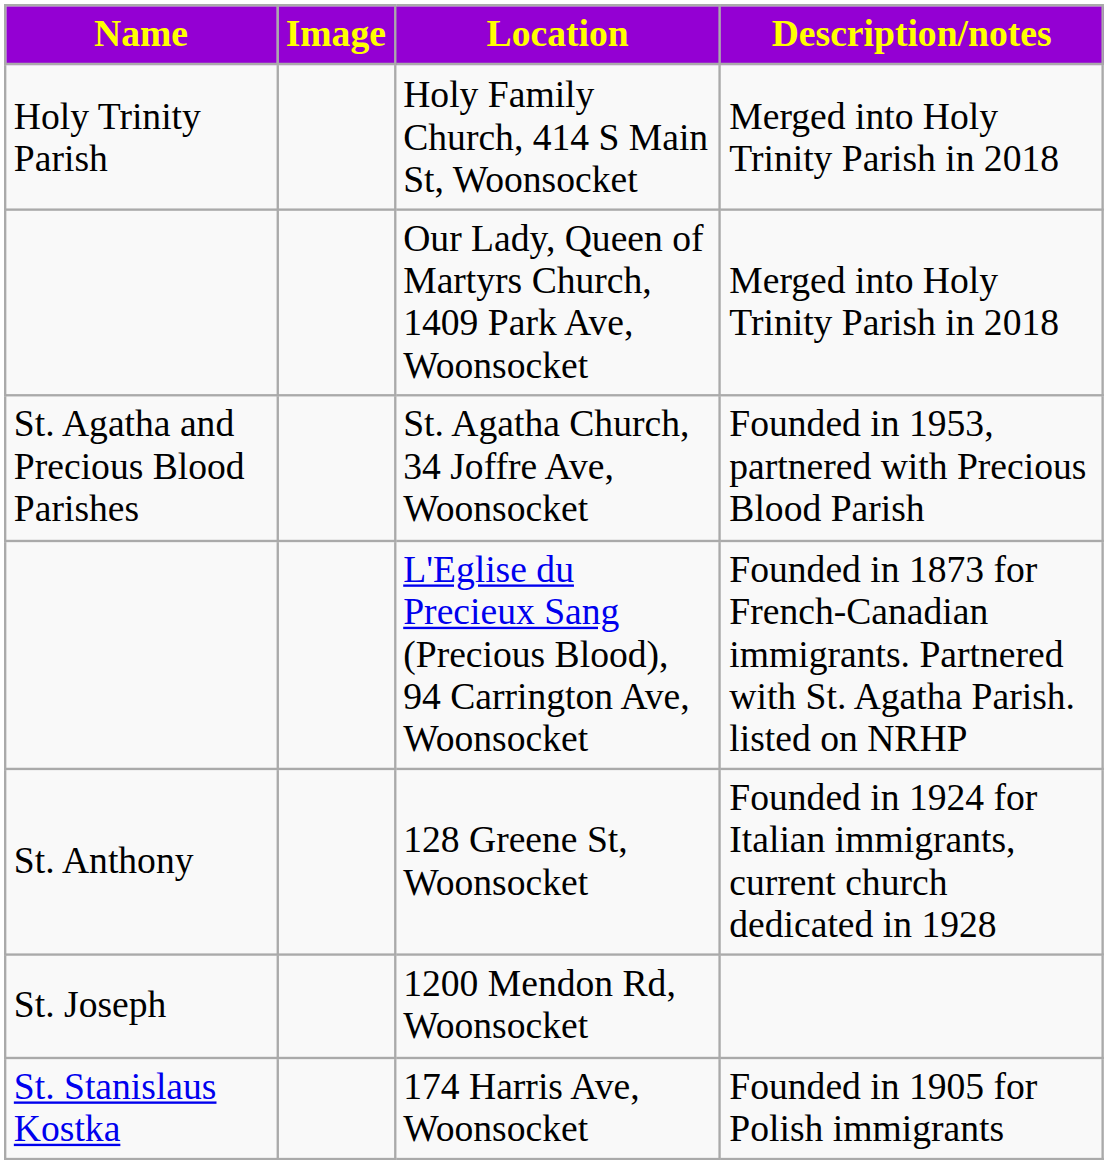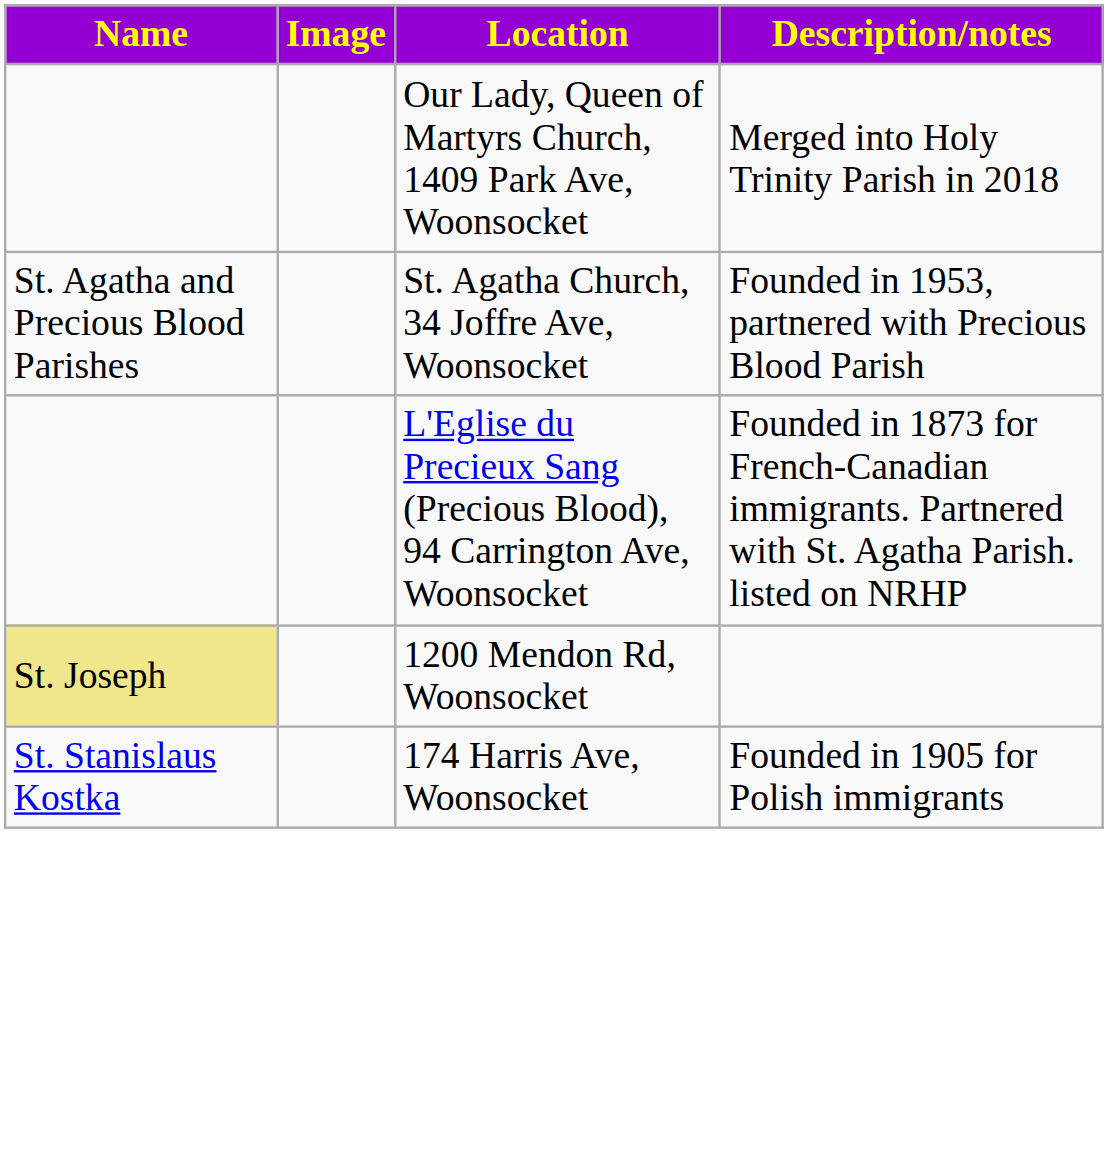- row: (556, 136)
- row: (515, 861)
(90, 1005) no background -> (90, 674) khaki background
